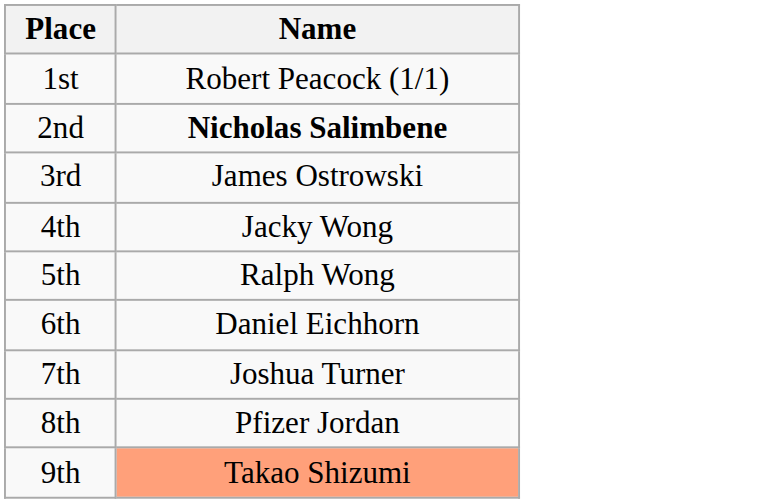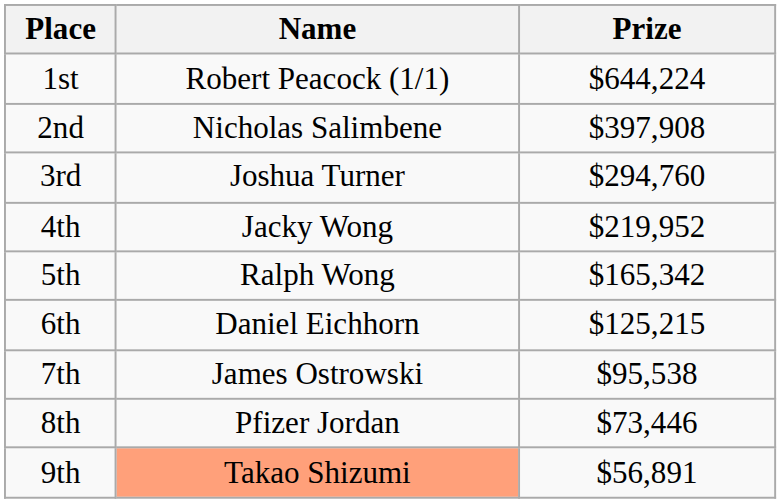+ column: (647, 29)
(317, 127) bold -> (317, 127) normal
(317, 176) James Ostrowski -> (317, 176) Joshua Turner
(317, 373) Joshua Turner -> (317, 373) James Ostrowski
